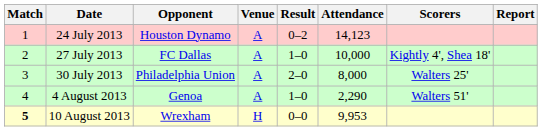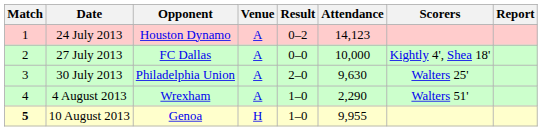(298, 55) 1–0 -> (298, 55) 0–0
(352, 75) 8,000 -> (352, 75) 9,630
(185, 95) Genoa -> (185, 95) Wrexham
(185, 116) Wrexham -> (185, 116) Genoa
(298, 116) 0–0 -> (298, 116) 1–0
(352, 116) 9,953 -> (352, 116) 9,955
